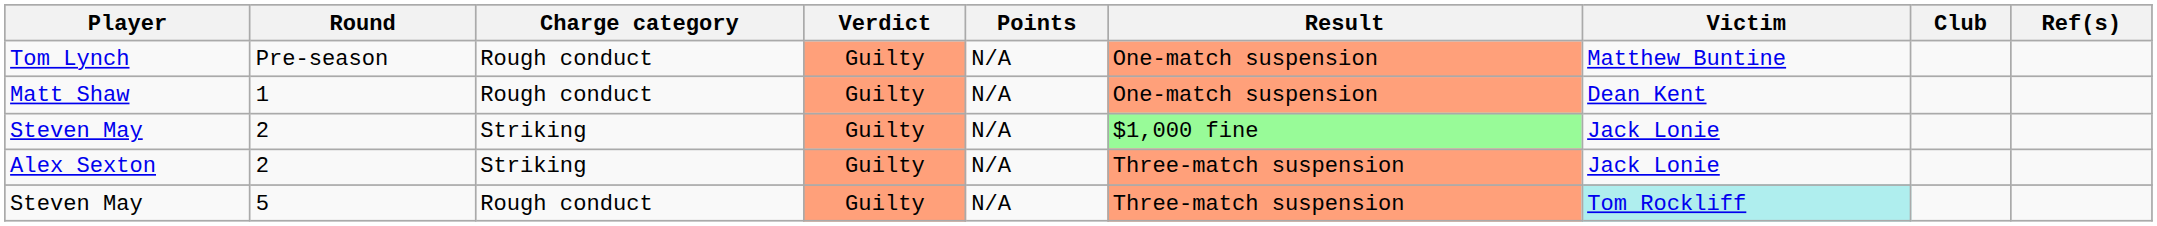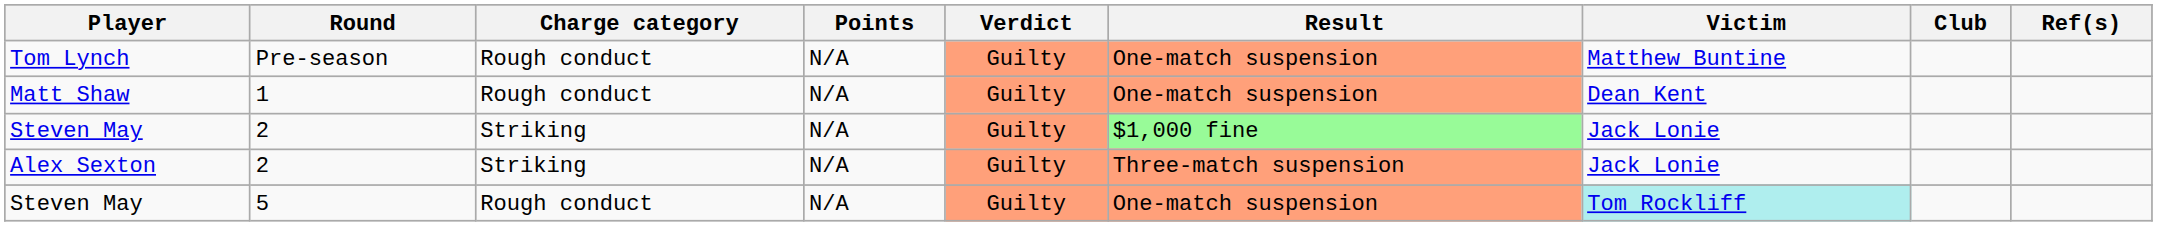columns swapped: (885, 23) <-> (1037, 23)
(1259, 203) Three-match suspension -> (1245, 203) One-match suspension
